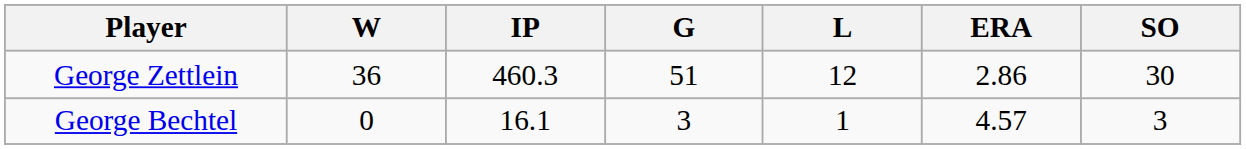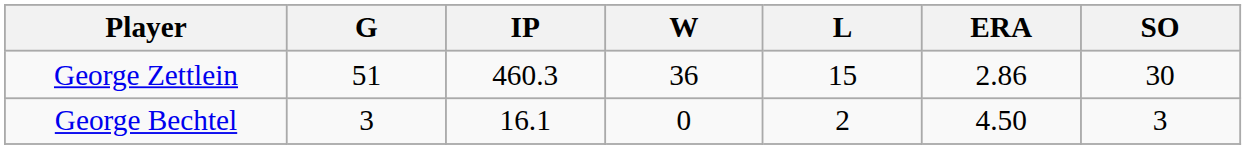columns swapped: (684, 27) <-> (366, 27)
(843, 74) 12 -> (843, 74) 15
(843, 120) 1 -> (843, 120) 2
(1001, 120) 4.57 -> (1001, 120) 4.50
